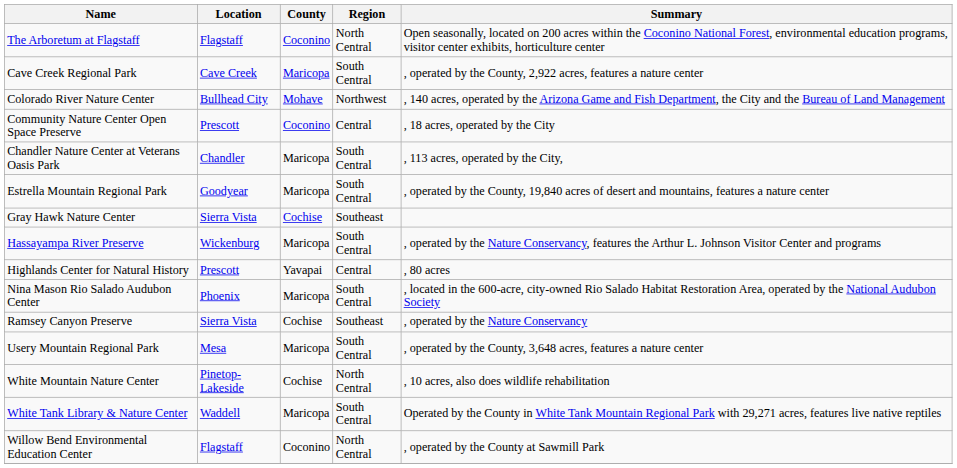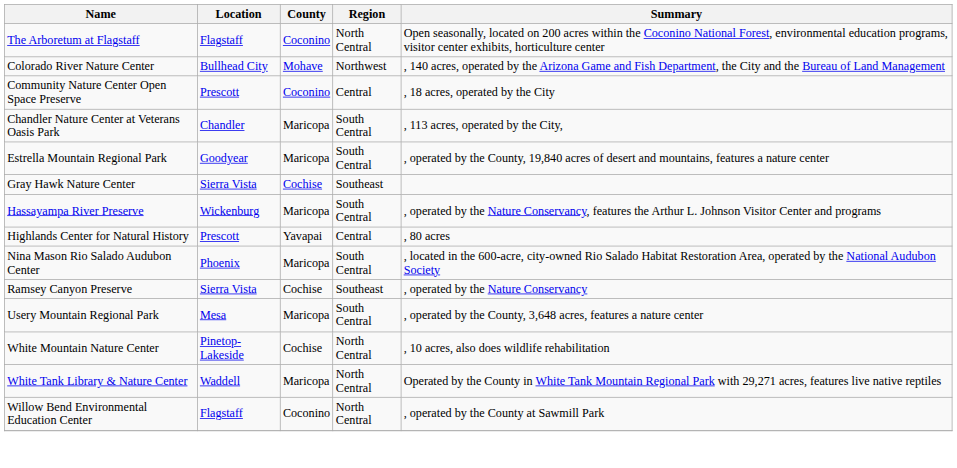- row: (72, 73)
(354, 414) South Central -> (354, 381) North Central
